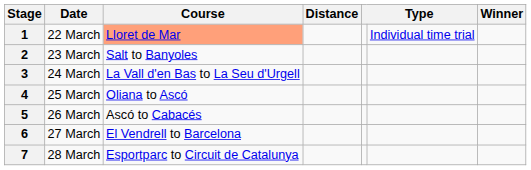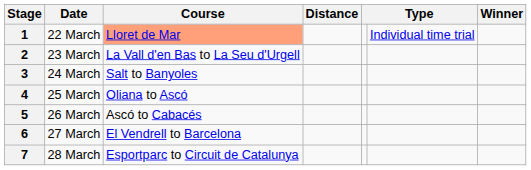(152, 54) Salt to Banyoles -> (203, 54) La Vall d'en Bas to La Seu d'Urgell
(203, 74) La Vall d'en Bas to La Seu d'Urgell -> (152, 74) Salt to Banyoles
